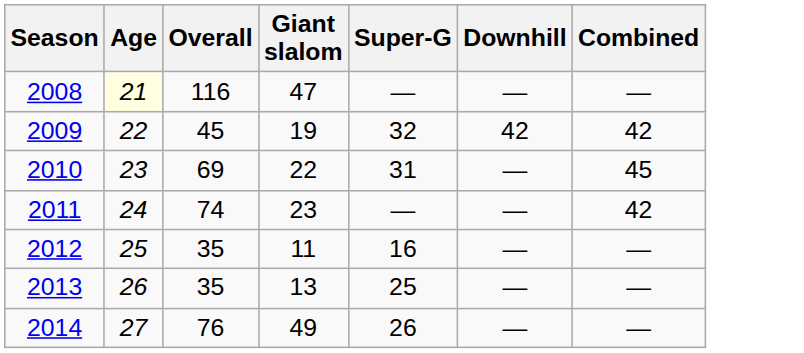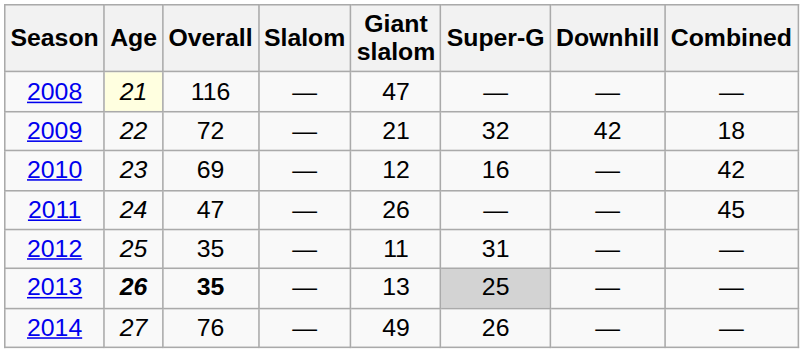+ column: (305, 38)
(211, 130) 45 -> (211, 130) 72
(303, 130) 19 -> (396, 130) 21
(639, 130) 42 -> (731, 130) 18
(303, 170) 22 -> (396, 170) 12
(403, 170) 31 -> (496, 170) 16
(639, 170) 45 -> (731, 170) 42
(211, 209) 74 -> (211, 209) 47
(303, 209) 23 -> (396, 209) 26
(639, 209) 42 -> (731, 209) 45
(403, 248) 16 -> (496, 248) 31
(134, 288) normal -> (134, 288) bold
(211, 288) normal -> (211, 288) bold
(403, 288) no background -> (496, 288) lightgrey background
